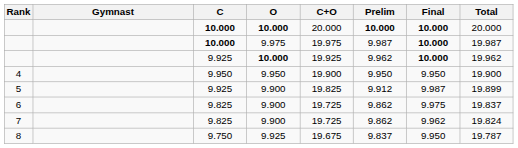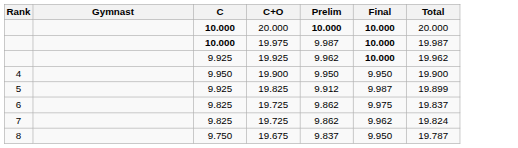- column: (273, 12)
